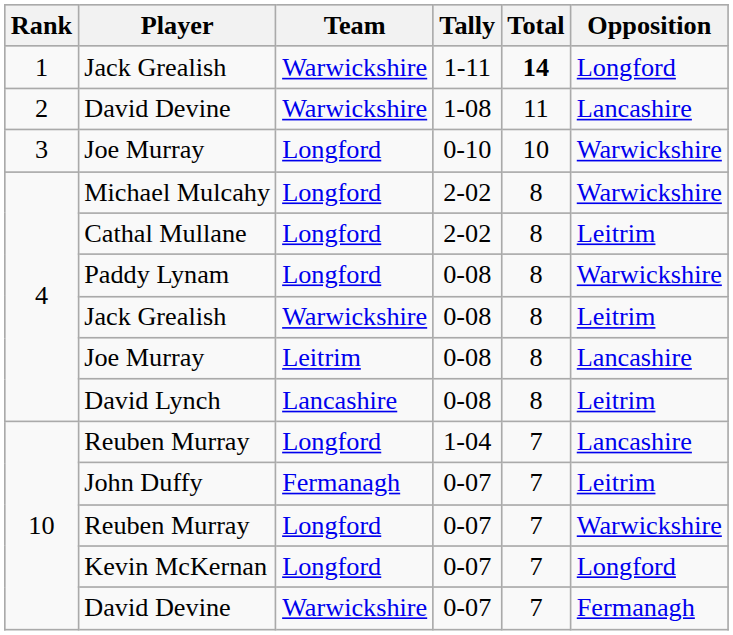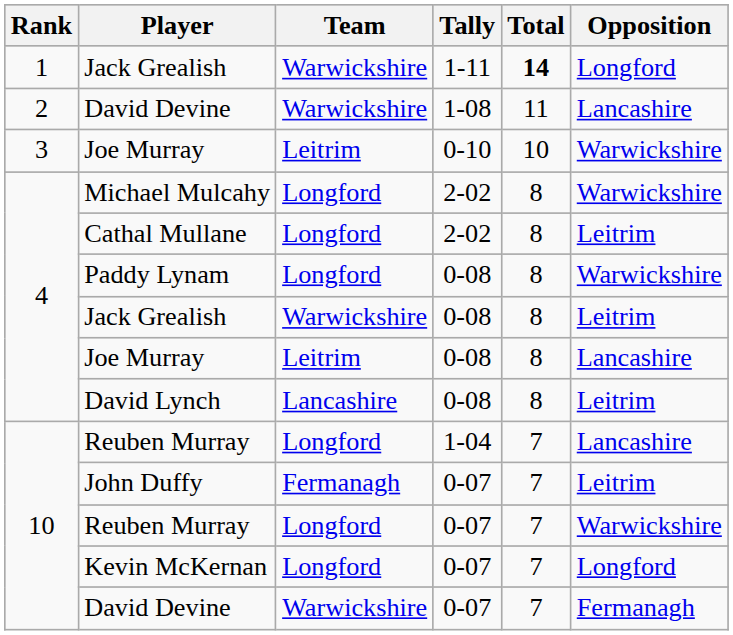(332, 150) Longford -> (321, 150) Leitrim
